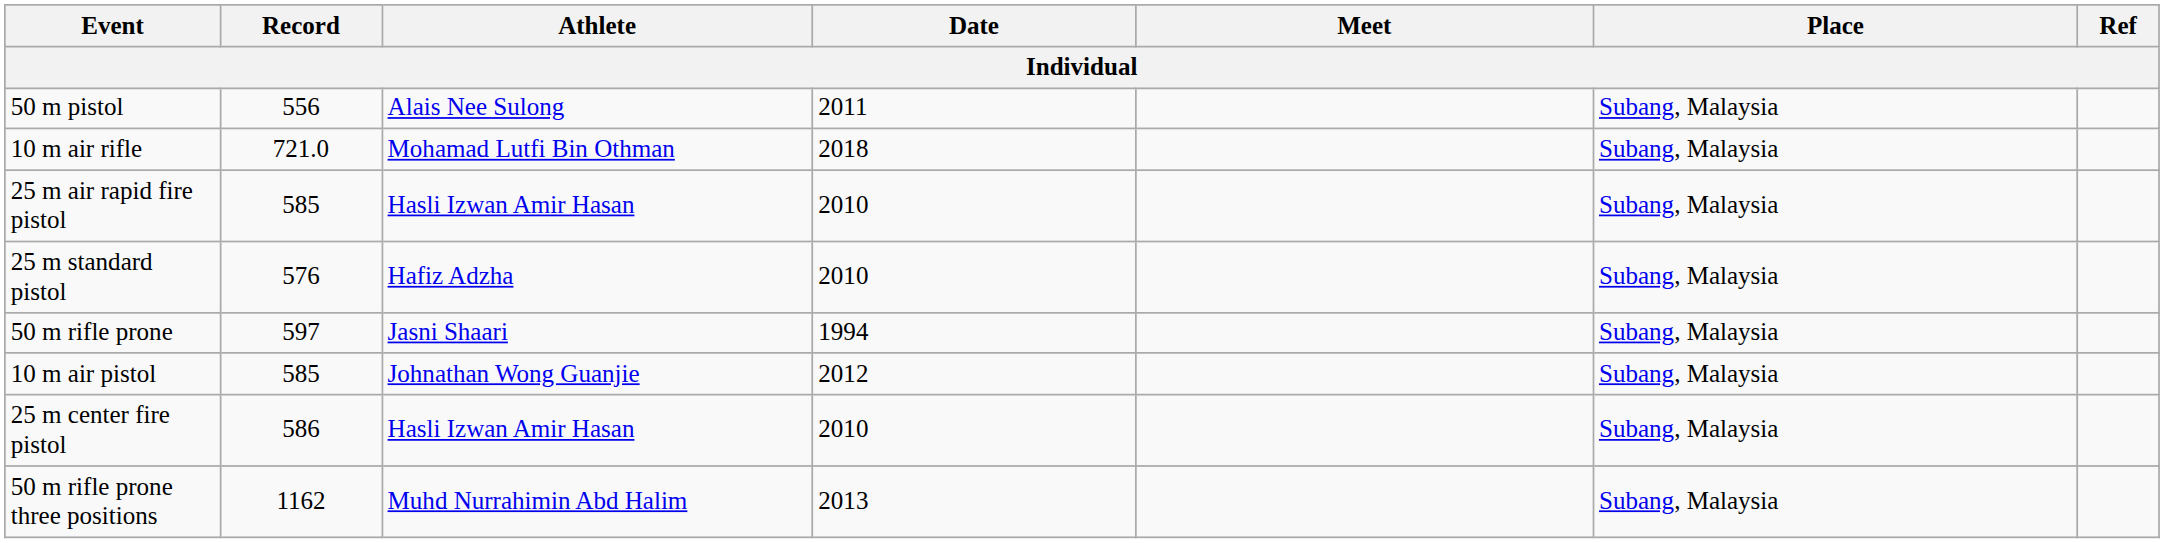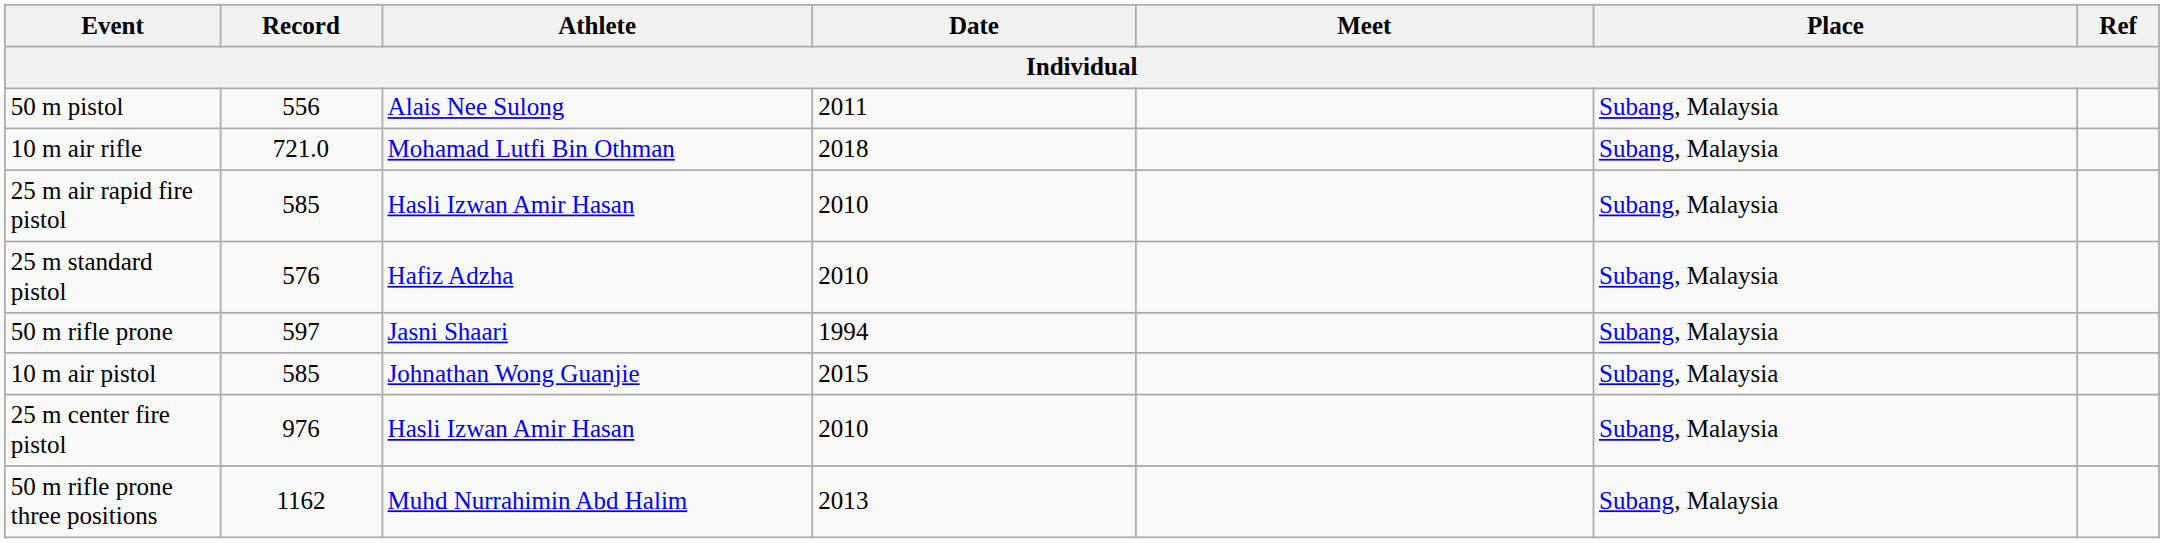(843, 373) 2012 -> (843, 373) 2015
(301, 430) 586 -> (301, 430) 976
